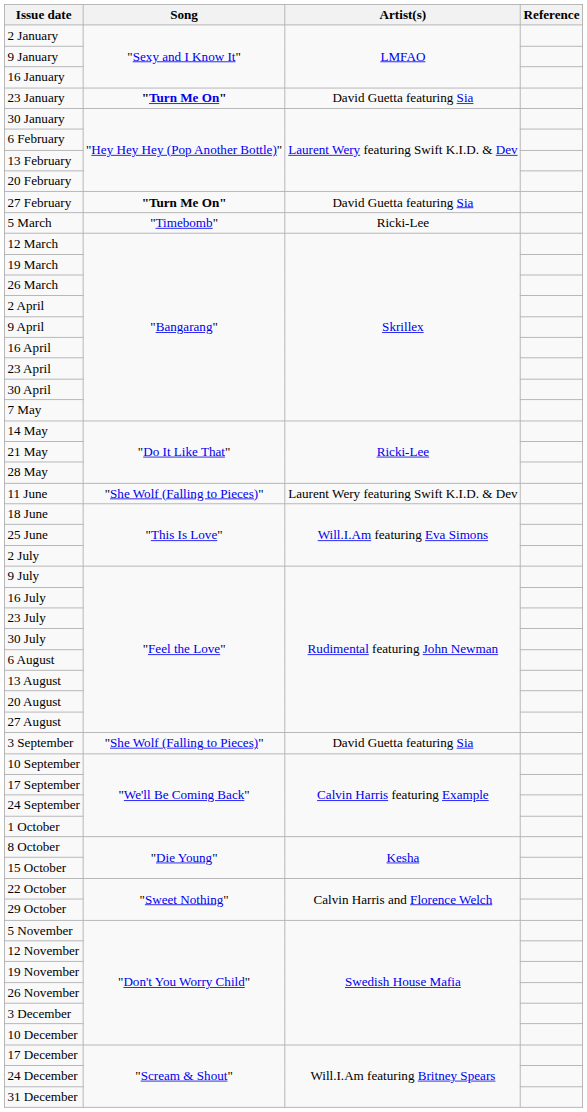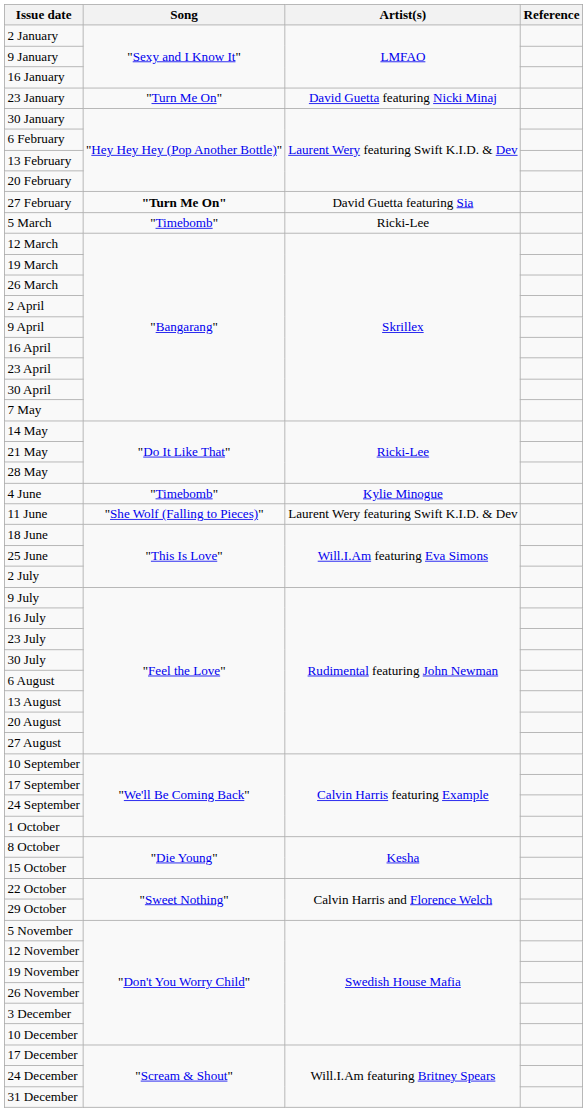(184, 98) bold -> (184, 98) normal
(403, 98) David Guetta featuring Sia -> (403, 98) David Guetta featuring Nicki Minaj
+ row: (24, 493)
- row: (40, 743)
